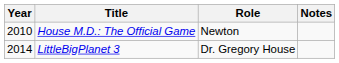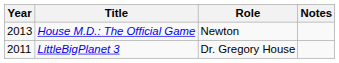(20, 31) 2010 -> (20, 31) 2013
(20, 49) 2014 -> (19, 49) 2011
